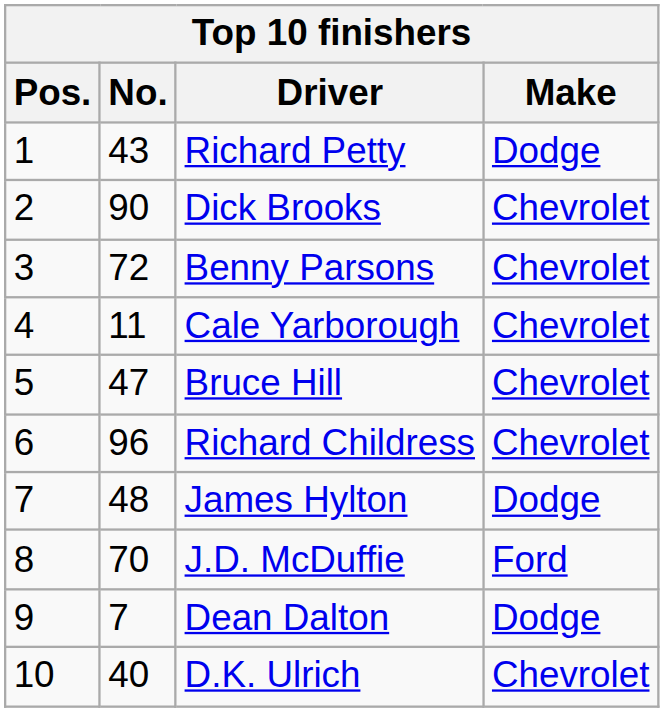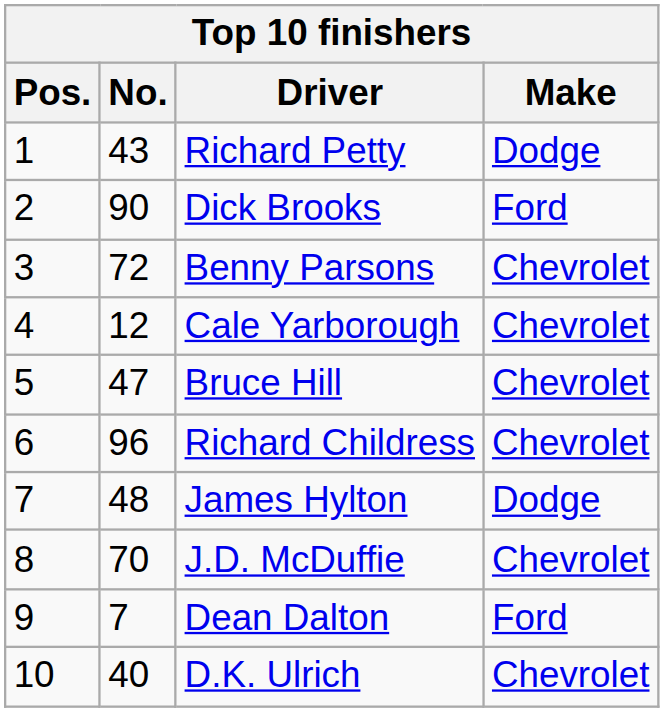(571, 208) Chevrolet -> (530, 208) Ford
(127, 325) 11 -> (129, 325) 12
(530, 558) Ford -> (571, 558) Chevrolet
(546, 617) Dodge -> (530, 617) Ford
